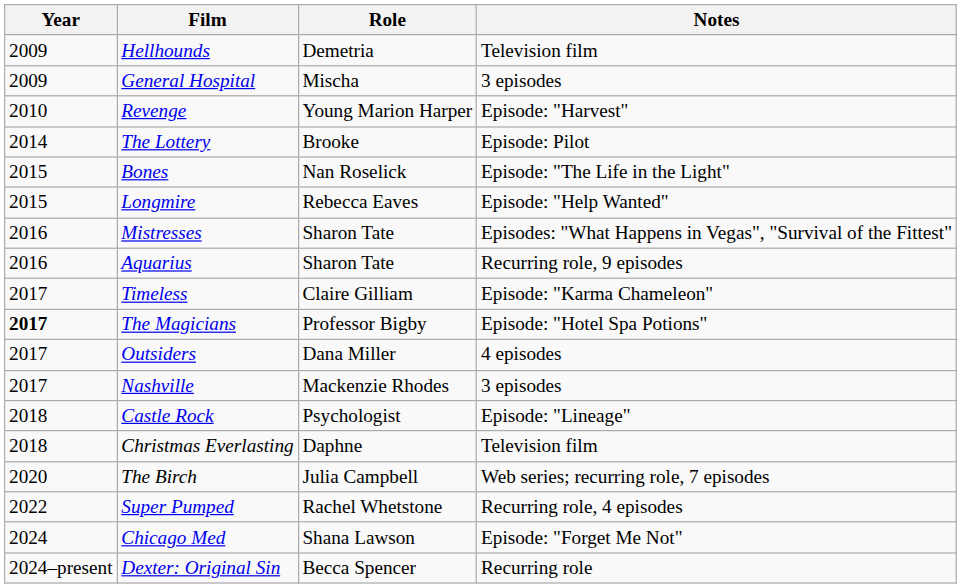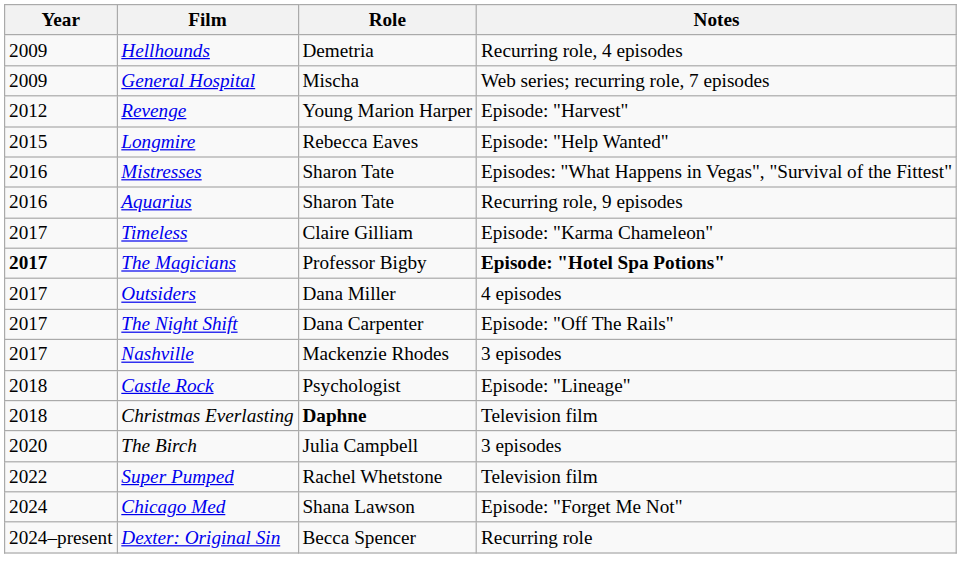(539, 50) Television film -> (582, 50) Recurring role, 4 episodes
(521, 80) 3 episodes -> (625, 80) Web series; recurring role, 7 episodes
(28, 111) 2010 -> (28, 111) 2012
- row: (166, 141)
- row: (145, 171)
(594, 324) normal -> (603, 263) bold
+ row: (179, 324)
(332, 446) normal -> (334, 415) bold
(625, 476) Web series; recurring role, 7 episodes -> (521, 446) 3 episodes
(582, 506) Recurring role, 4 episodes -> (539, 476) Television film
